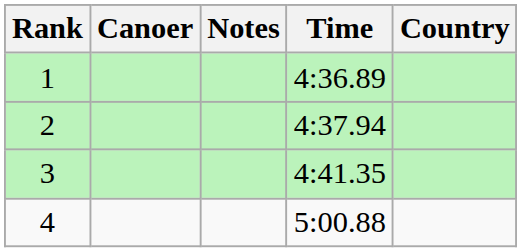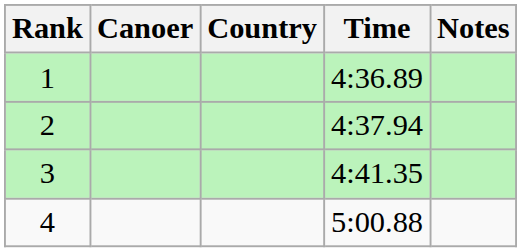columns swapped: (455, 28) <-> (244, 28)
